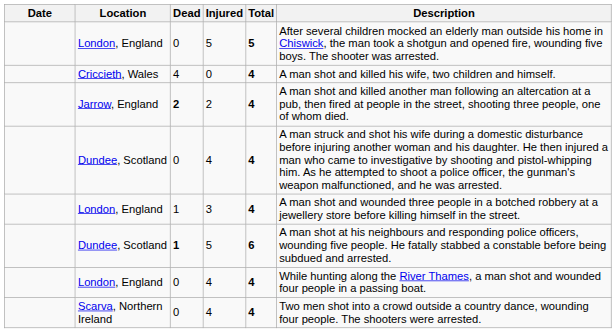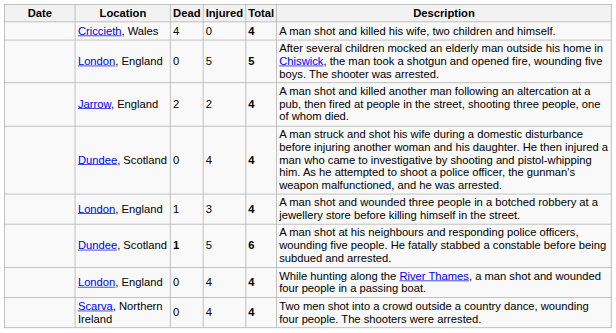rows swapped: (118, 74) <-> (120, 43)
(176, 104) bold -> (176, 104) normal
